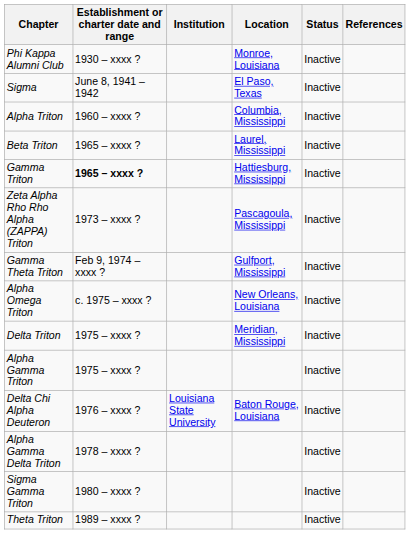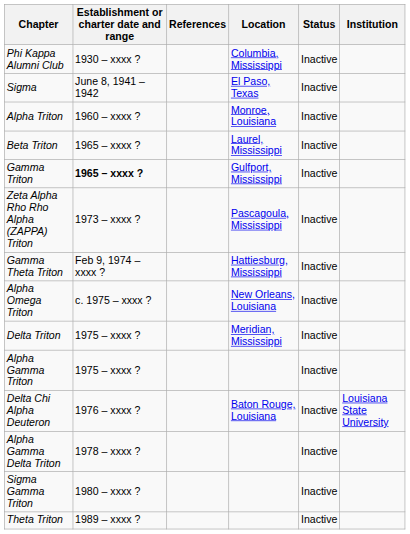columns swapped: (199, 24) <-> (374, 24)
(257, 59) Monroe, Louisiana -> (256, 59) Columbia, Mississippi
(260, 116) Columbia, Mississippi -> (254, 116) Monroe, Louisiana
(263, 173) Hattiesburg, Mississippi -> (256, 173) Gulfport, Mississippi
(260, 266) Gulfport, Mississippi -> (259, 266) Hattiesburg, Mississippi
